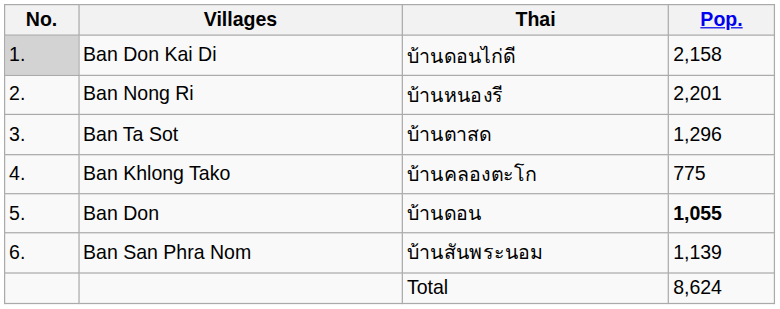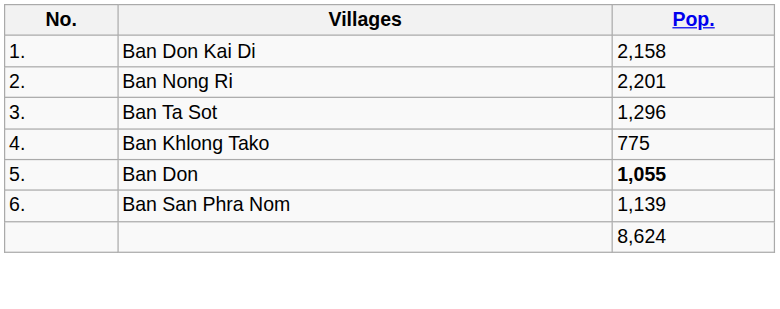- column: (536, 19)
(17, 55) lightgrey background -> (17, 50) no background
